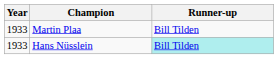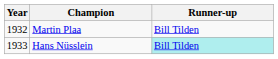(17, 29) 1933 -> (17, 29) 1932
